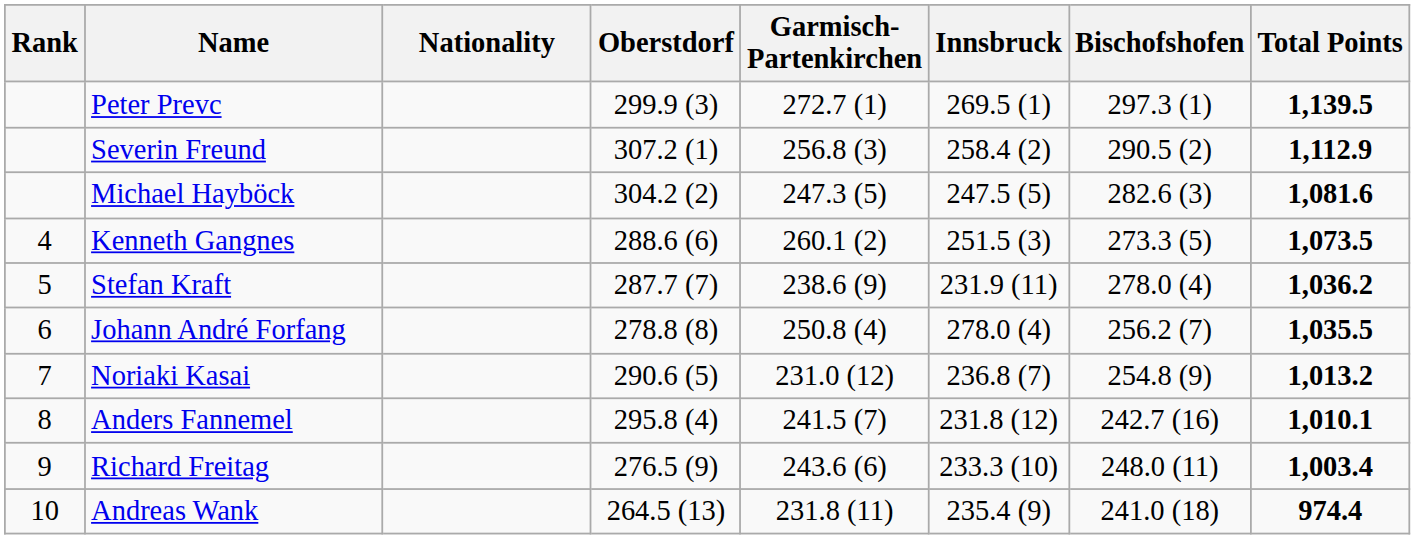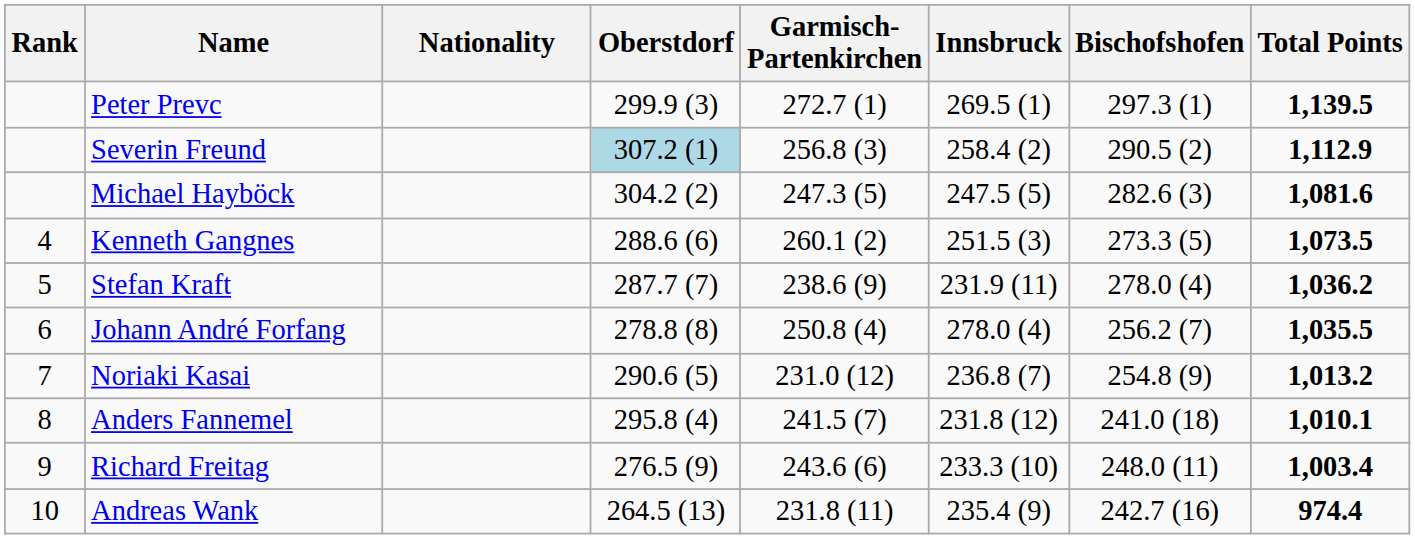(666, 149) no background -> (666, 149) lightblue background
(1160, 420) 242.7 (16) -> (1160, 420) 241.0 (18)
(1160, 510) 241.0 (18) -> (1160, 510) 242.7 (16)
